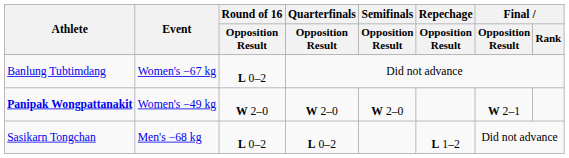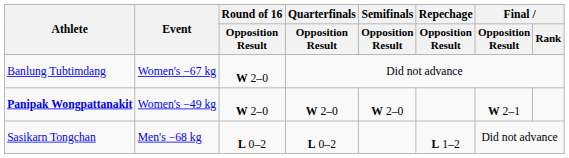(252, 78) L 0–2 -> (252, 78) W 2–0
